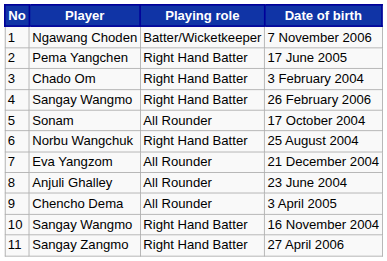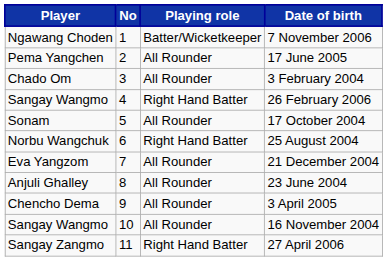columns swapped: (17, 15) <-> (85, 15)
(195, 58) Right Hand Batter -> (178, 58) All Rounder
(195, 78) Right Hand Batter -> (178, 78) All Rounder
(195, 224) Right Hand Batter -> (178, 224) All Rounder
